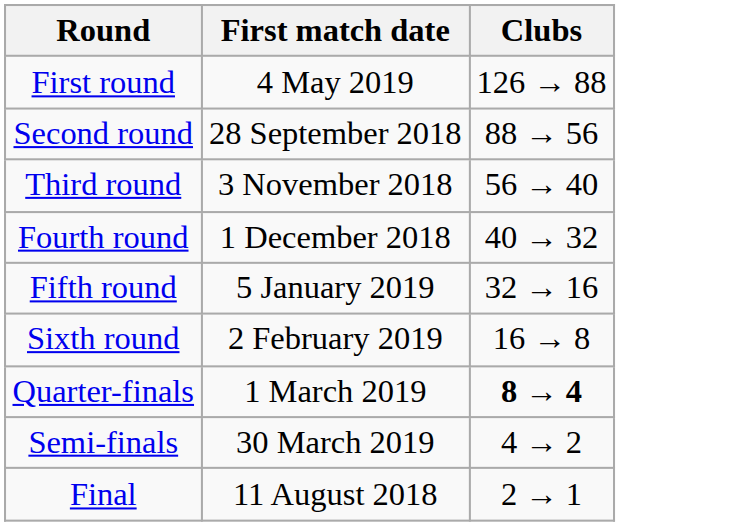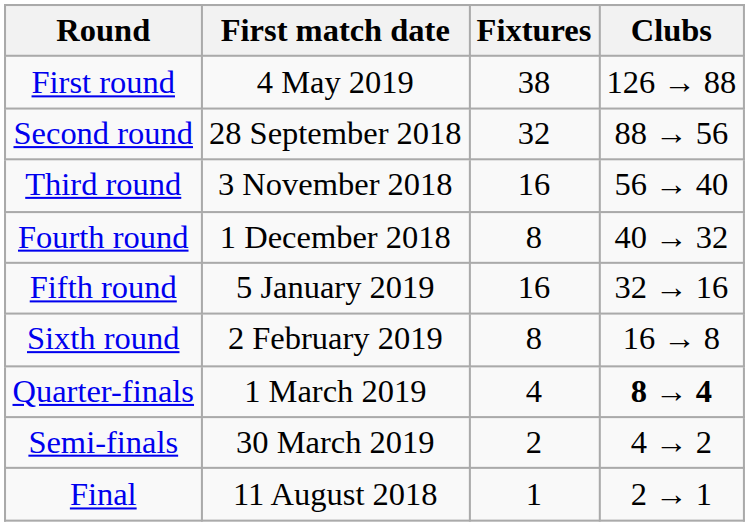+ column: (534, 30)
